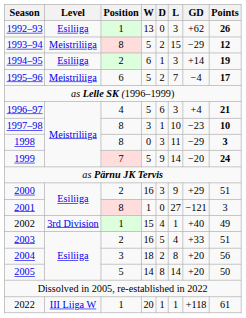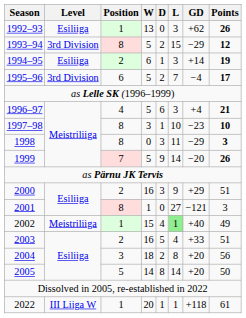(73, 45) Meistriliiga -> (73, 45) 3rd Division
(73, 77) Meistriliiga -> (73, 77) 3rd Division
(225, 158) 24 -> (225, 158) 26
(73, 223) 3rd Division -> (73, 223) Meistriliiga
(176, 223) no background -> (176, 223) lightgreen background
